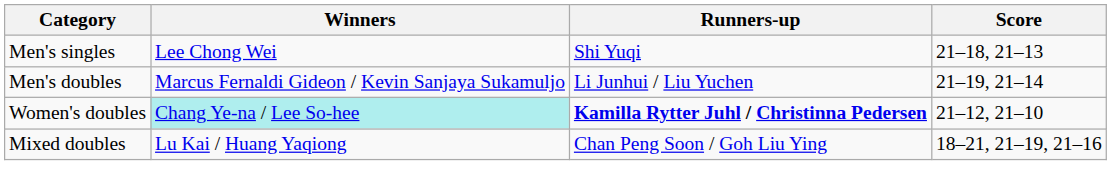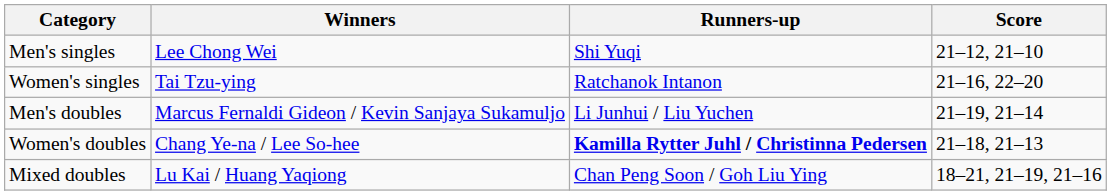(990, 50) 21–18, 21–13 -> (990, 50) 21–12, 21–10
+ row: (74, 81)
(257, 112) paleturquoise background -> (257, 143) no background
(990, 112) 21–12, 21–10 -> (990, 143) 21–18, 21–13
